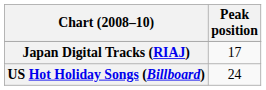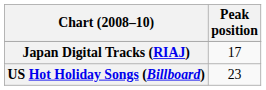(235, 74) 24 -> (235, 74) 23
